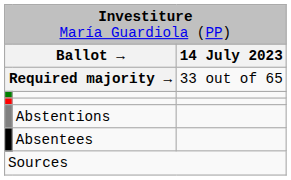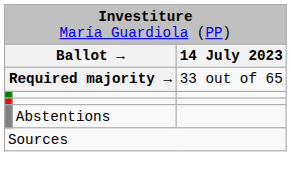- row: (9, 140)
